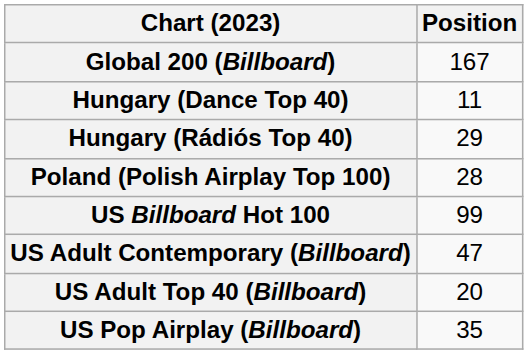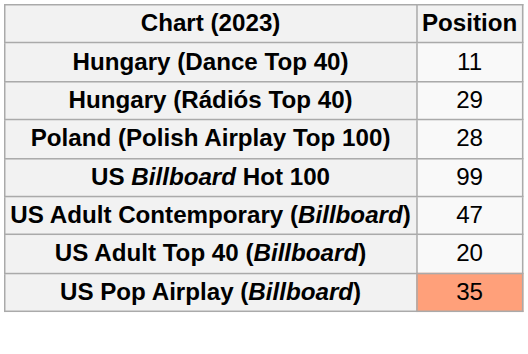- row: (211, 61)
(470, 330) no background -> (470, 291) lightsalmon background
